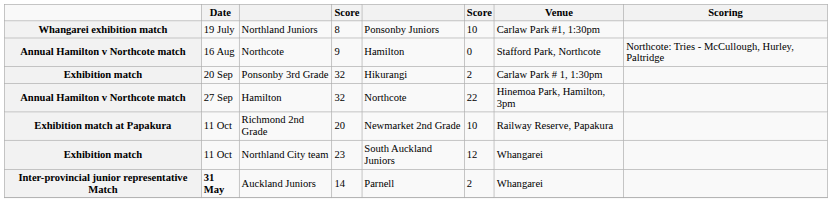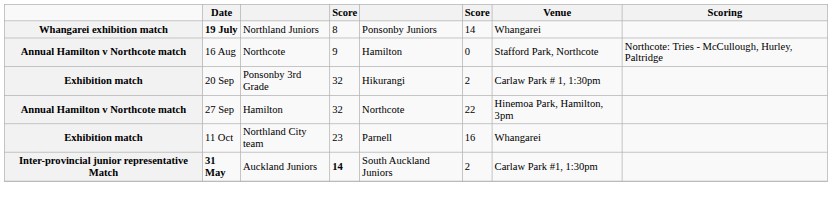(219, 29) normal -> (221, 29) bold
(472, 29) 10 -> (470, 29) 14
(548, 29) Carlaw Park #1, 1:30pm -> (518, 29) Whangarei
- row: (273, 126)
(398, 154) South Auckland Juniors -> (377, 138) Parnell
(472, 154) 12 -> (470, 138) 16
(340, 183) normal -> (337, 166) bold
(379, 183) Parnell -> (396, 166) South Auckland Juniors
(520, 183) Whangarei -> (546, 166) Carlaw Park #1, 1:30pm
